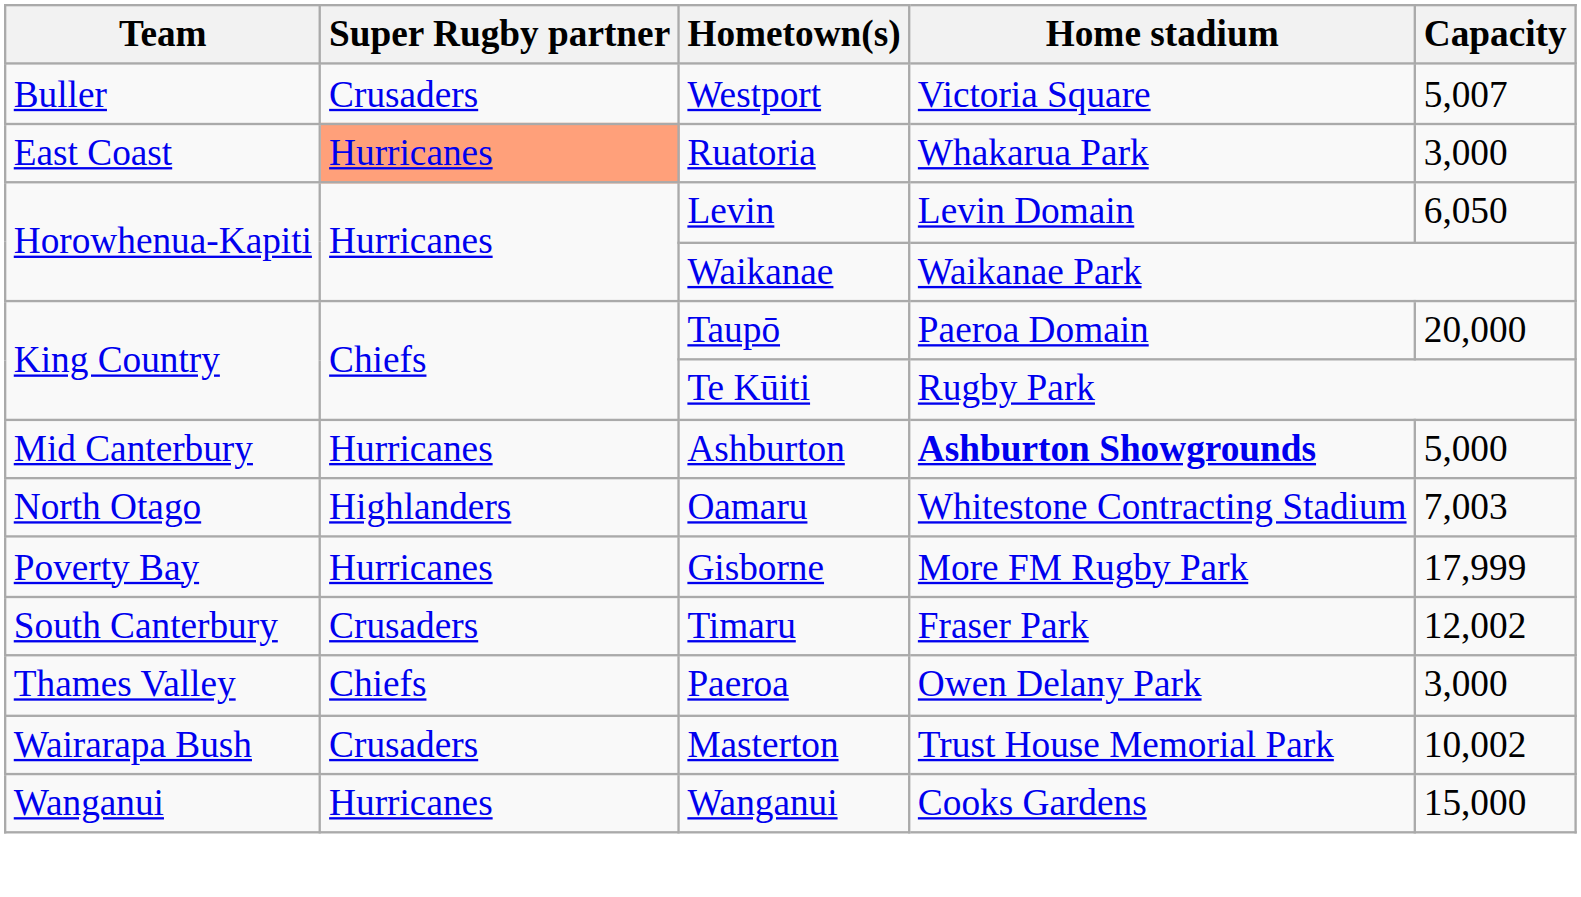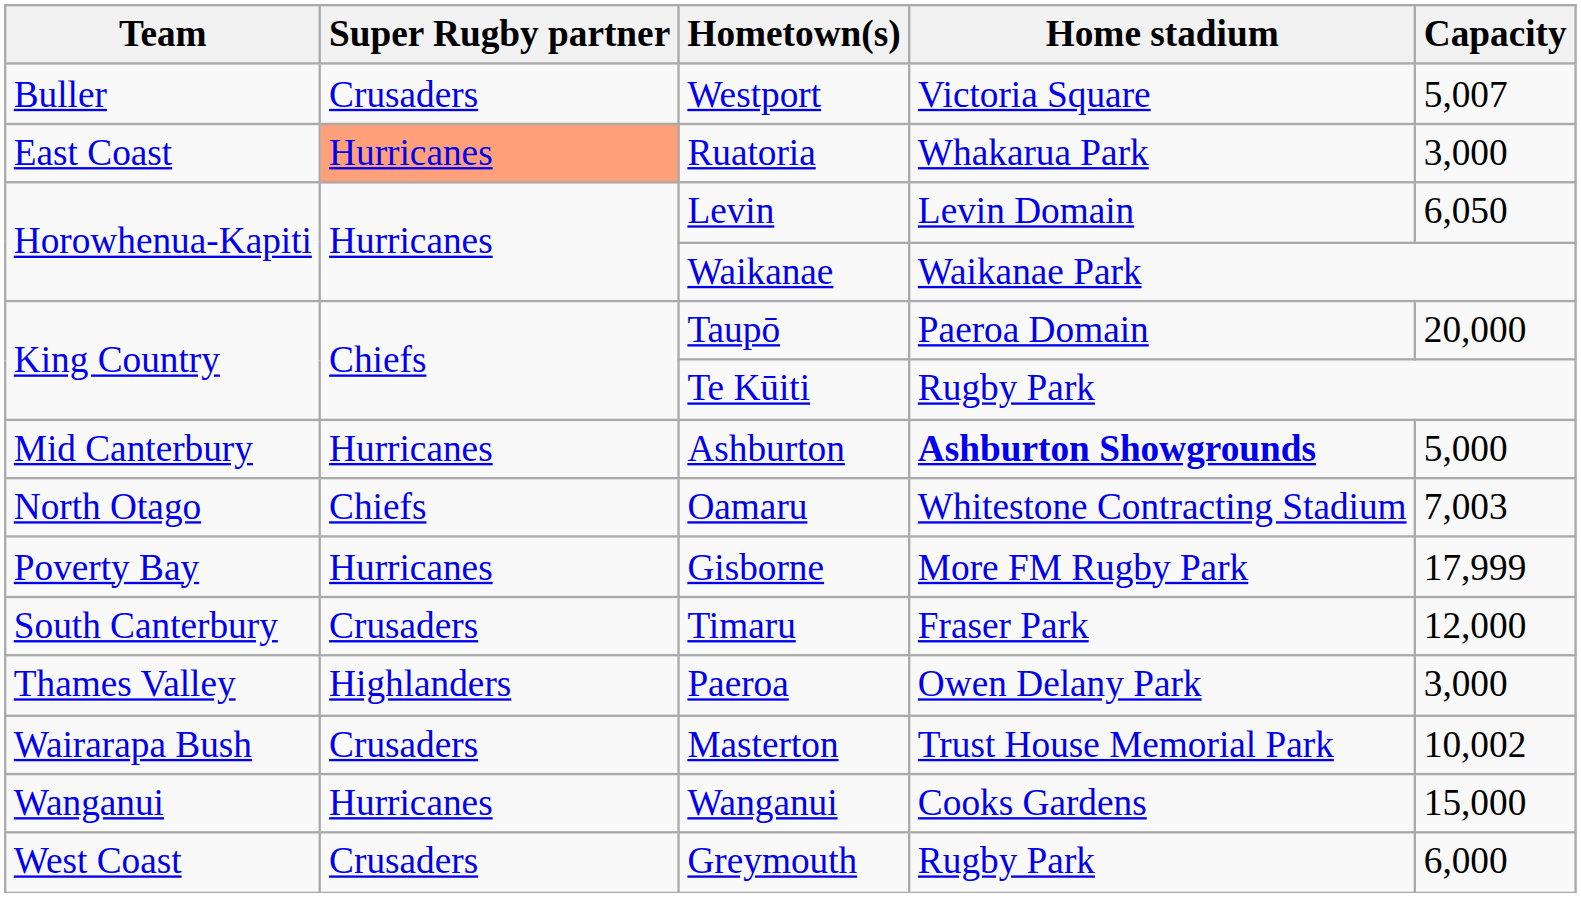(420, 507) Highlanders -> (378, 507) Chiefs
(1475, 625) 12,002 -> (1475, 625) 12,000
(378, 684) Chiefs -> (420, 684) Highlanders
+ row: (772, 861)
